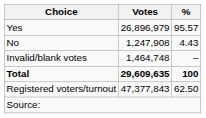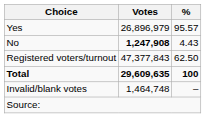(148, 43) normal -> (148, 43) bold
rows swapped: (47, 58) <-> (61, 89)
